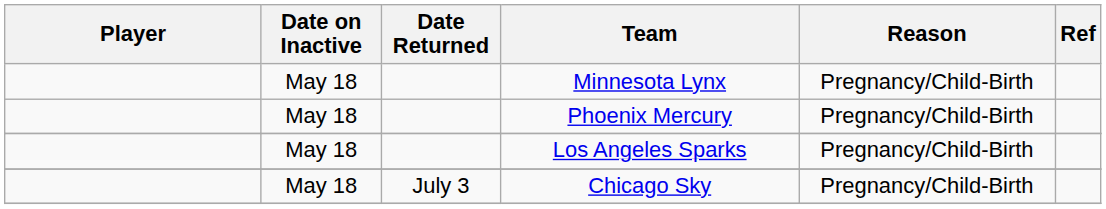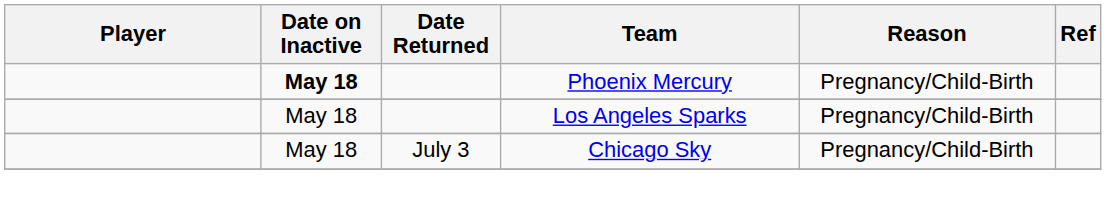- row: (650, 81)
(321, 116) normal -> (321, 81) bold
